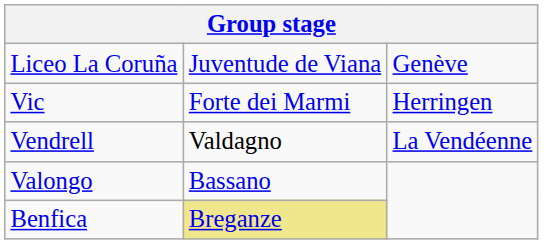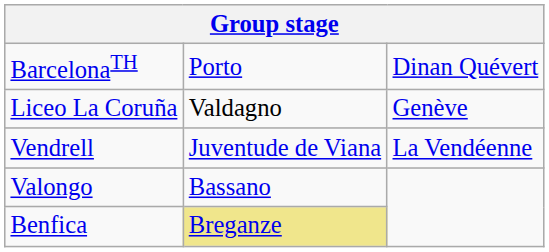+ row: (74, 66)
(285, 63) Juventude de Viana -> (235, 108) Valdagno
- row: (27, 102)
(235, 141) Valdagno -> (285, 147) Juventude de Viana
